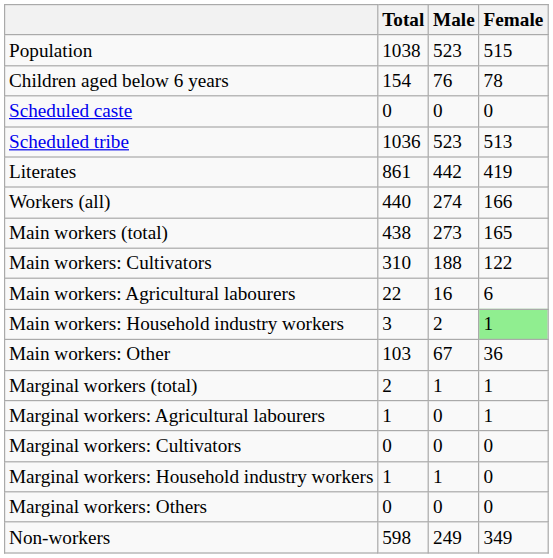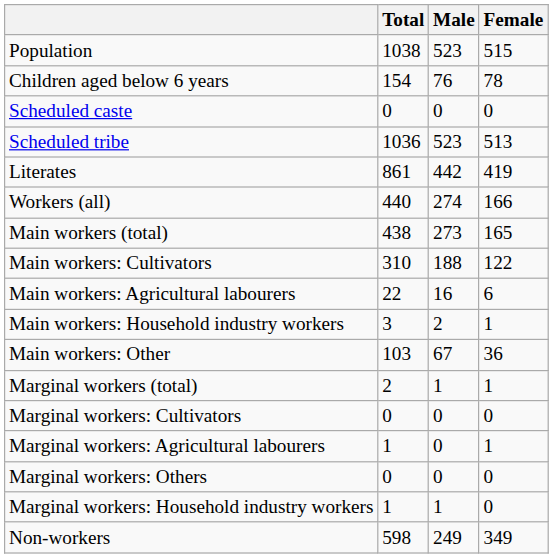(488, 324) lightgreen background -> (488, 324) no background
rows swapped: (125, 446) <-> (167, 415)
rows swapped: (191, 476) <-> (108, 506)
